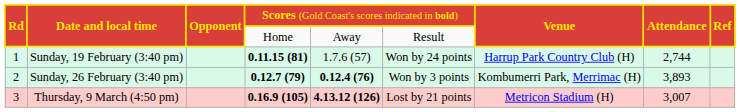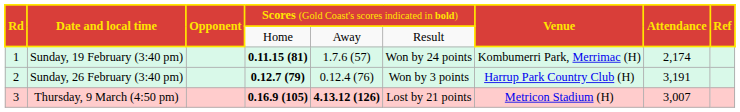(559, 57) Harrup Park Country Club (H) -> (559, 57) Kombumerri Park, Merrimac (H)
(677, 57) 2,744 -> (677, 57) 2,174
(347, 77) bold -> (347, 77) normal
(559, 77) Kombumerri Park, Merrimac (H) -> (559, 77) Harrup Park Country Club (H)
(677, 77) 3,893 -> (677, 77) 3,191
